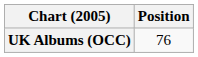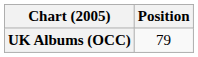(164, 40) 76 -> (164, 40) 79
